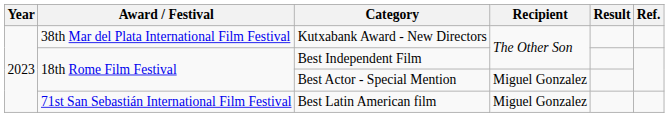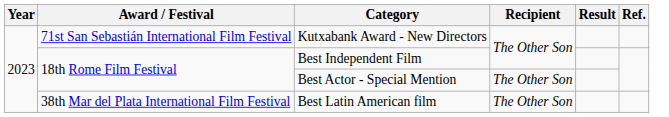(166, 36) 38th Mar del Plata International Film Festival -> (166, 36) 71st San Sebastián International Film Festival
(540, 79) Miguel Gonzalez -> (533, 79) The Other Son
(166, 101) 71st San Sebastián International Film Festival -> (166, 101) 38th Mar del Plata International Film Festival
(540, 101) Miguel Gonzalez -> (533, 101) The Other Son
